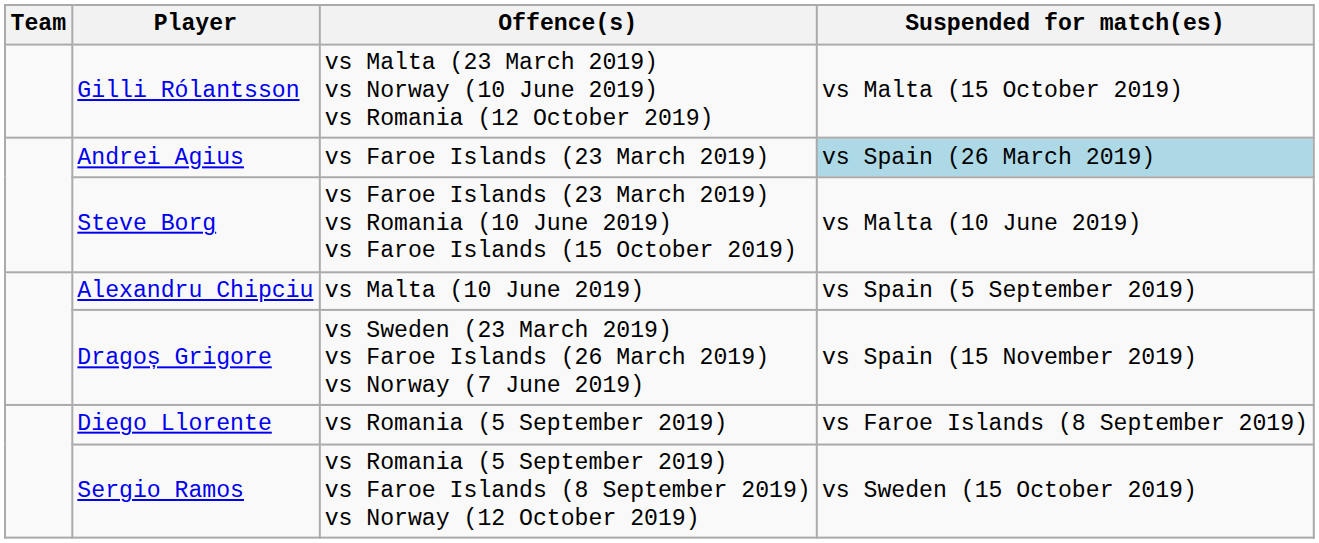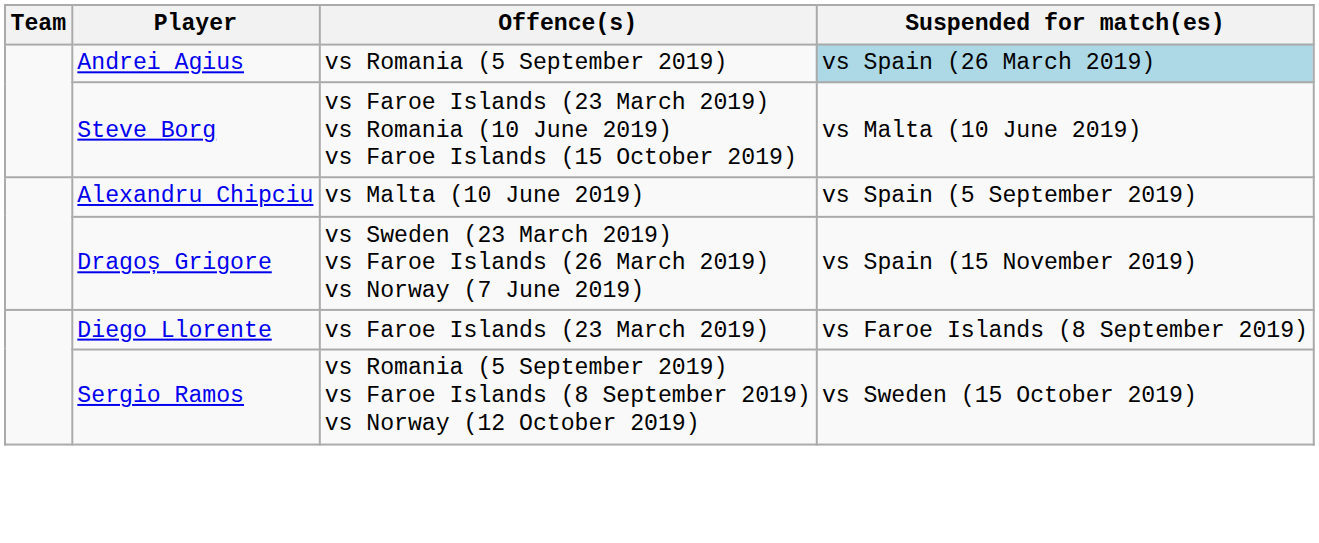- row: (188, 91)
(547, 157) vs Faroe Islands (23 March 2019) -> (526, 63) vs Romania (5 September 2019)
(526, 424) vs Romania (5 September 2019) -> (547, 330) vs Faroe Islands (23 March 2019)
